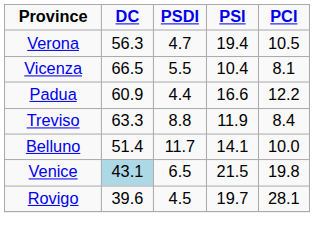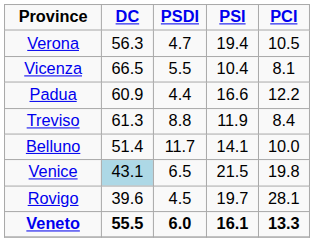(127, 120) 63.3 -> (127, 120) 61.3
+ row: (53, 224)
